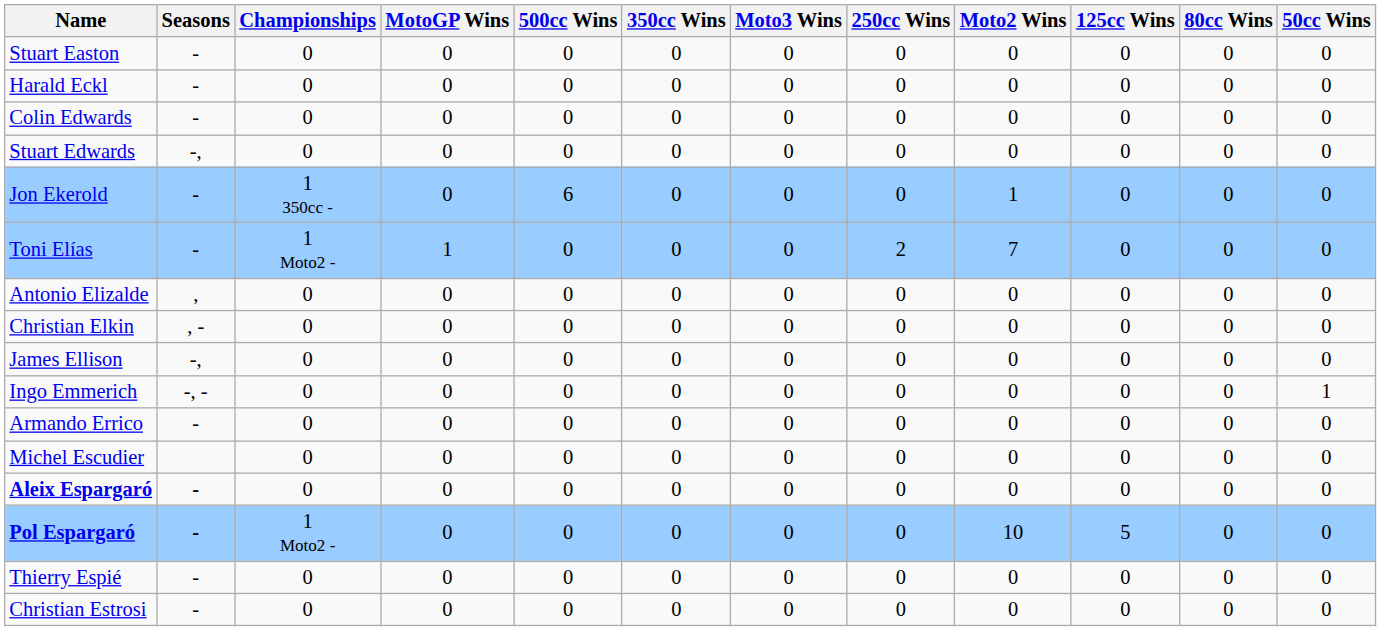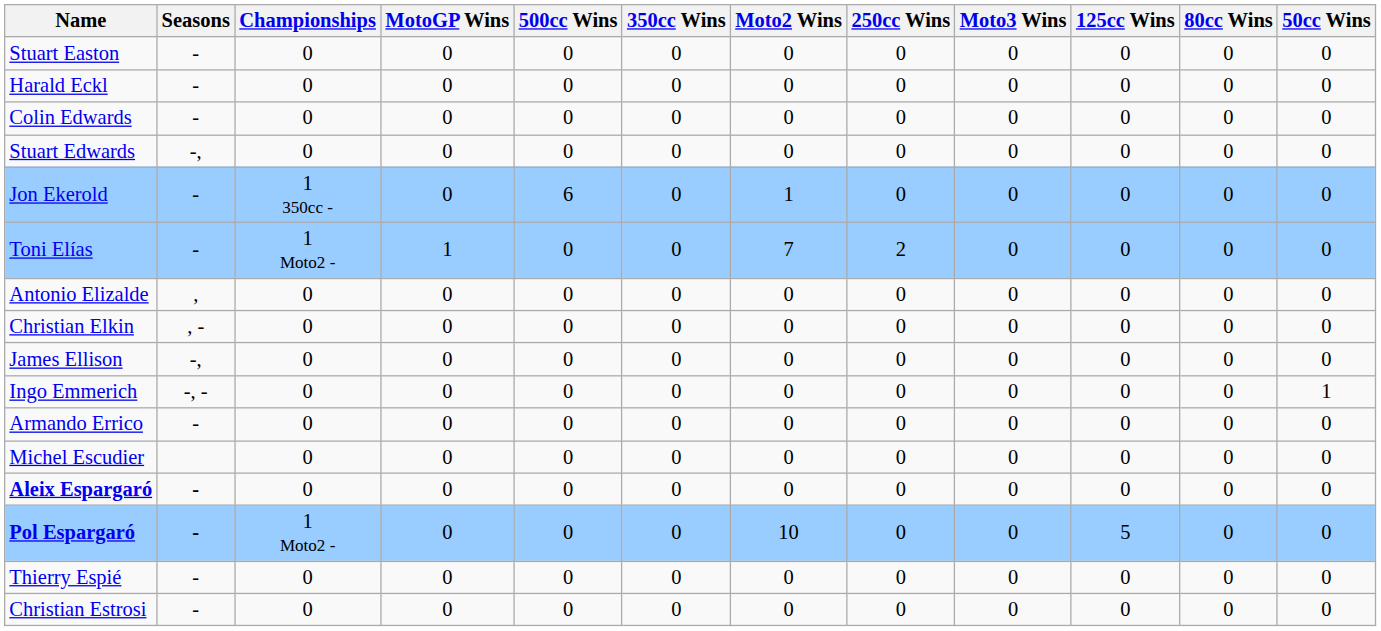columns swapped: (1013, 20) <-> (789, 20)
